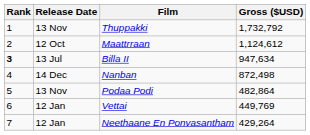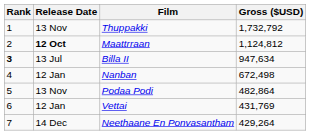(50, 43) normal -> (51, 43) bold
(261, 43) 1,124,612 -> (261, 43) 1,124,812
(51, 75) 14 Dec -> (50, 75) 12 Jan
(257, 75) 872,498 -> (257, 75) 672,498
(257, 106) 449,769 -> (257, 106) 431,769
(50, 122) 12 Jan -> (51, 122) 14 Dec
